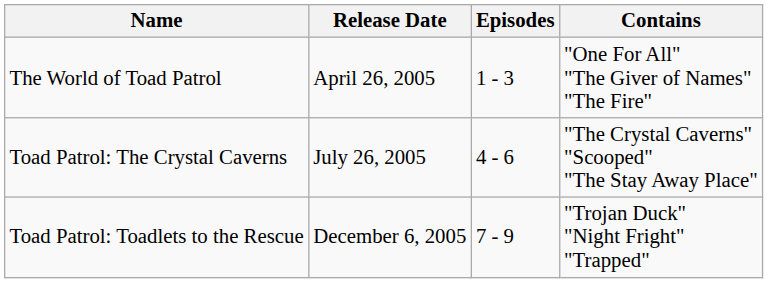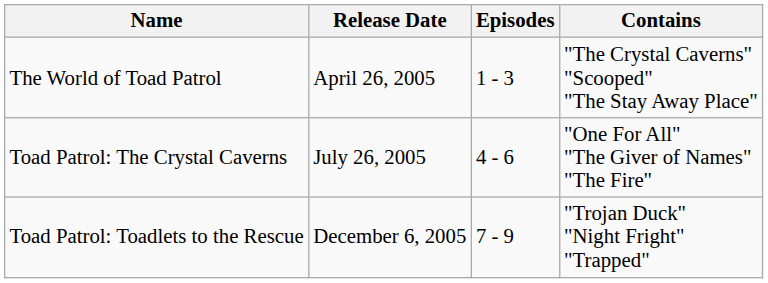(658, 77) "One For All" "The Giver of Names" "The Fire" -> (661, 77) "The Crystal Caverns" "Scooped" "The Stay Away Place"
(661, 157) "The Crystal Caverns" "Scooped" "The Stay Away Place" -> (658, 157) "One For All" "The Giver of Names" "The Fire"
